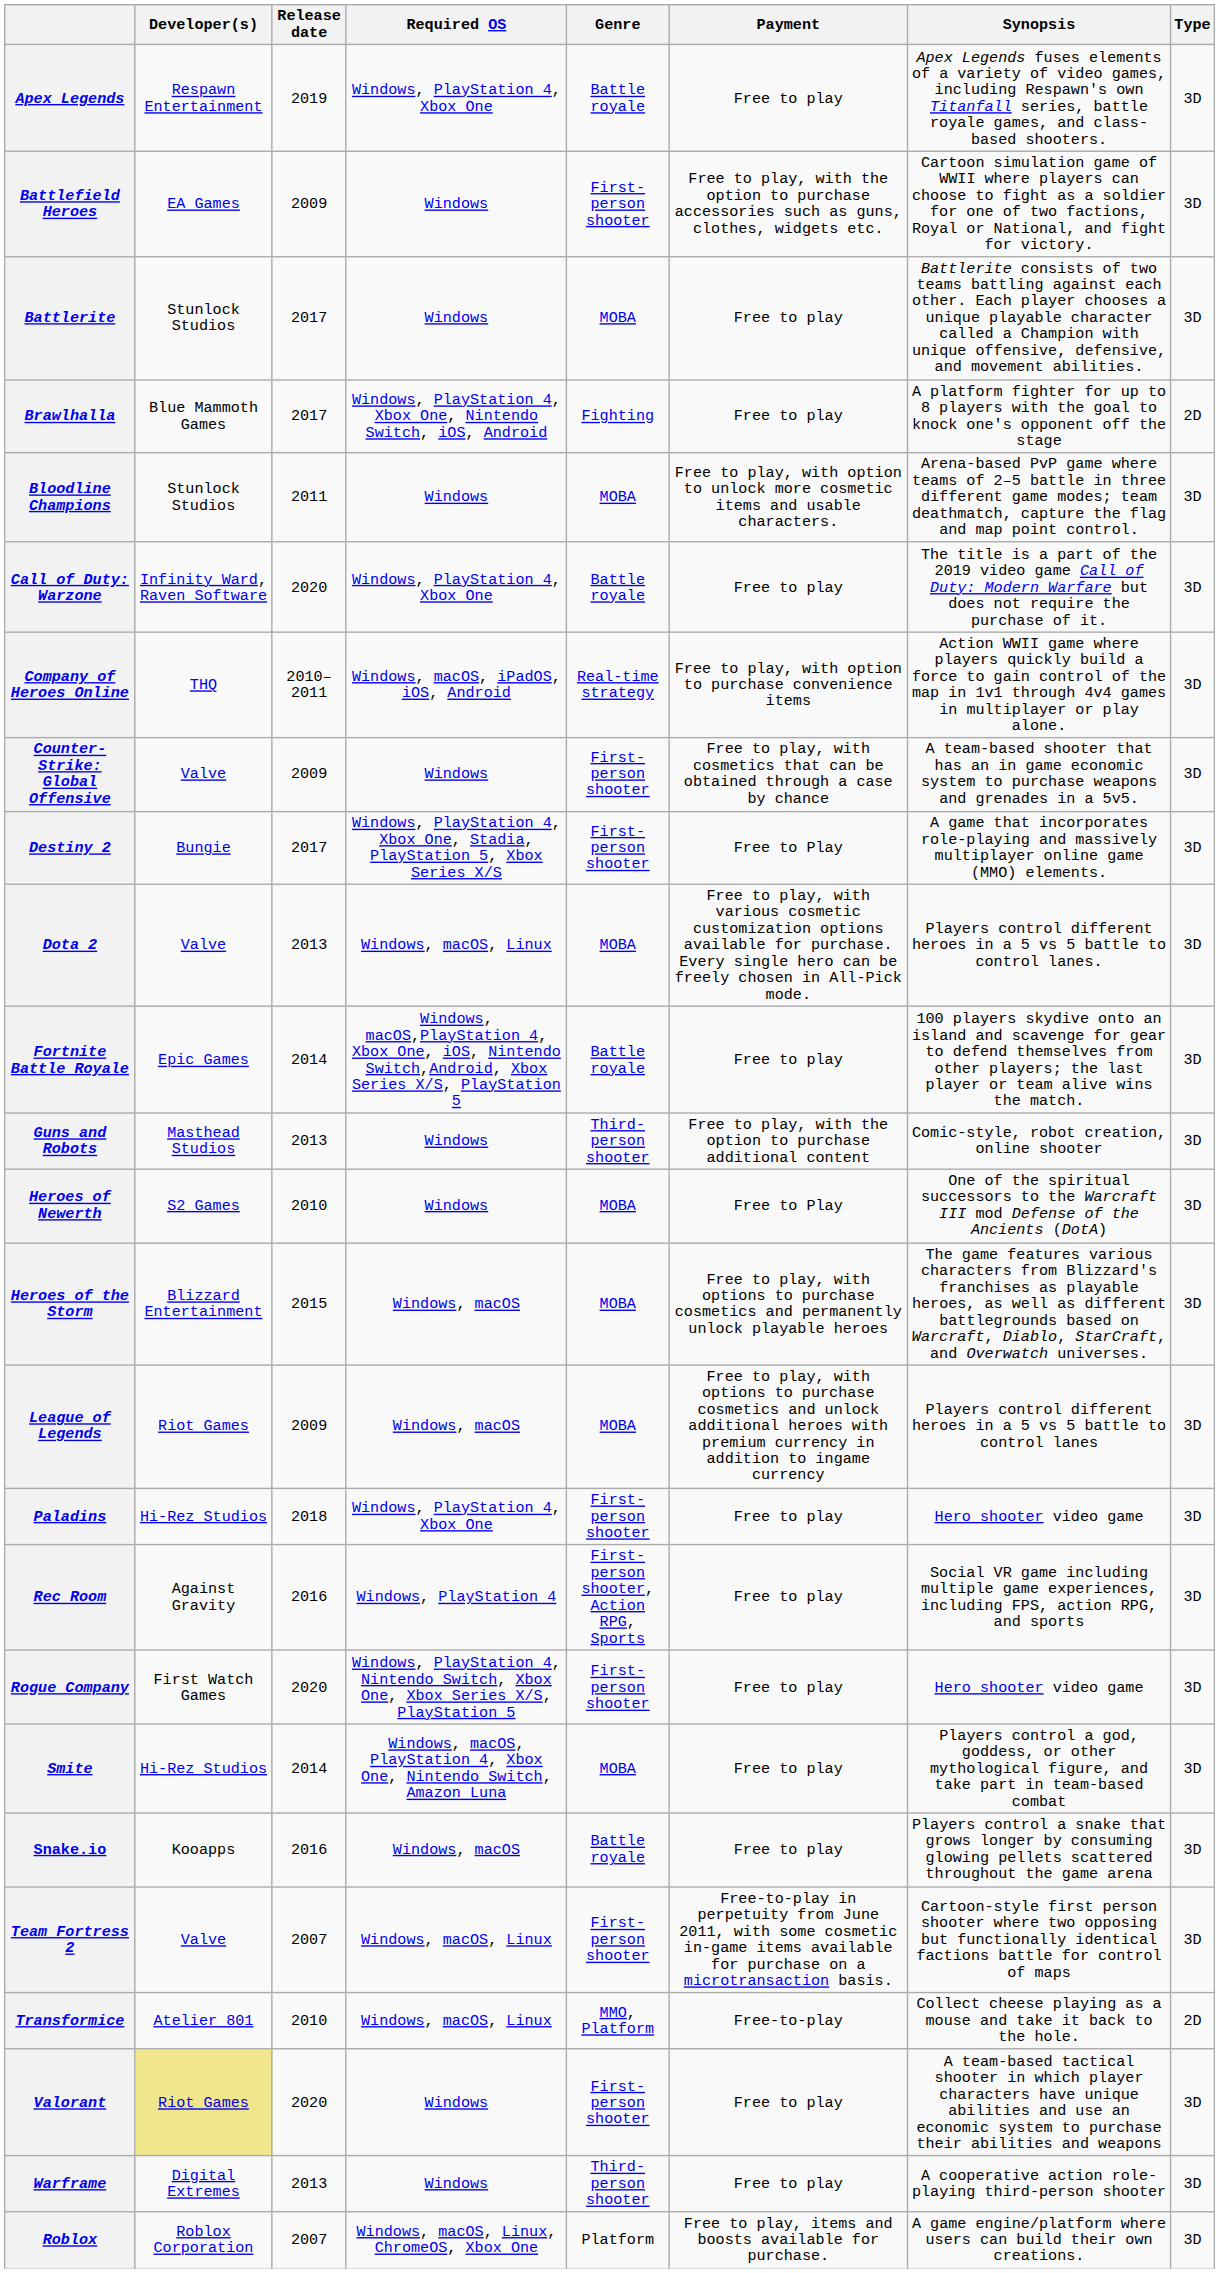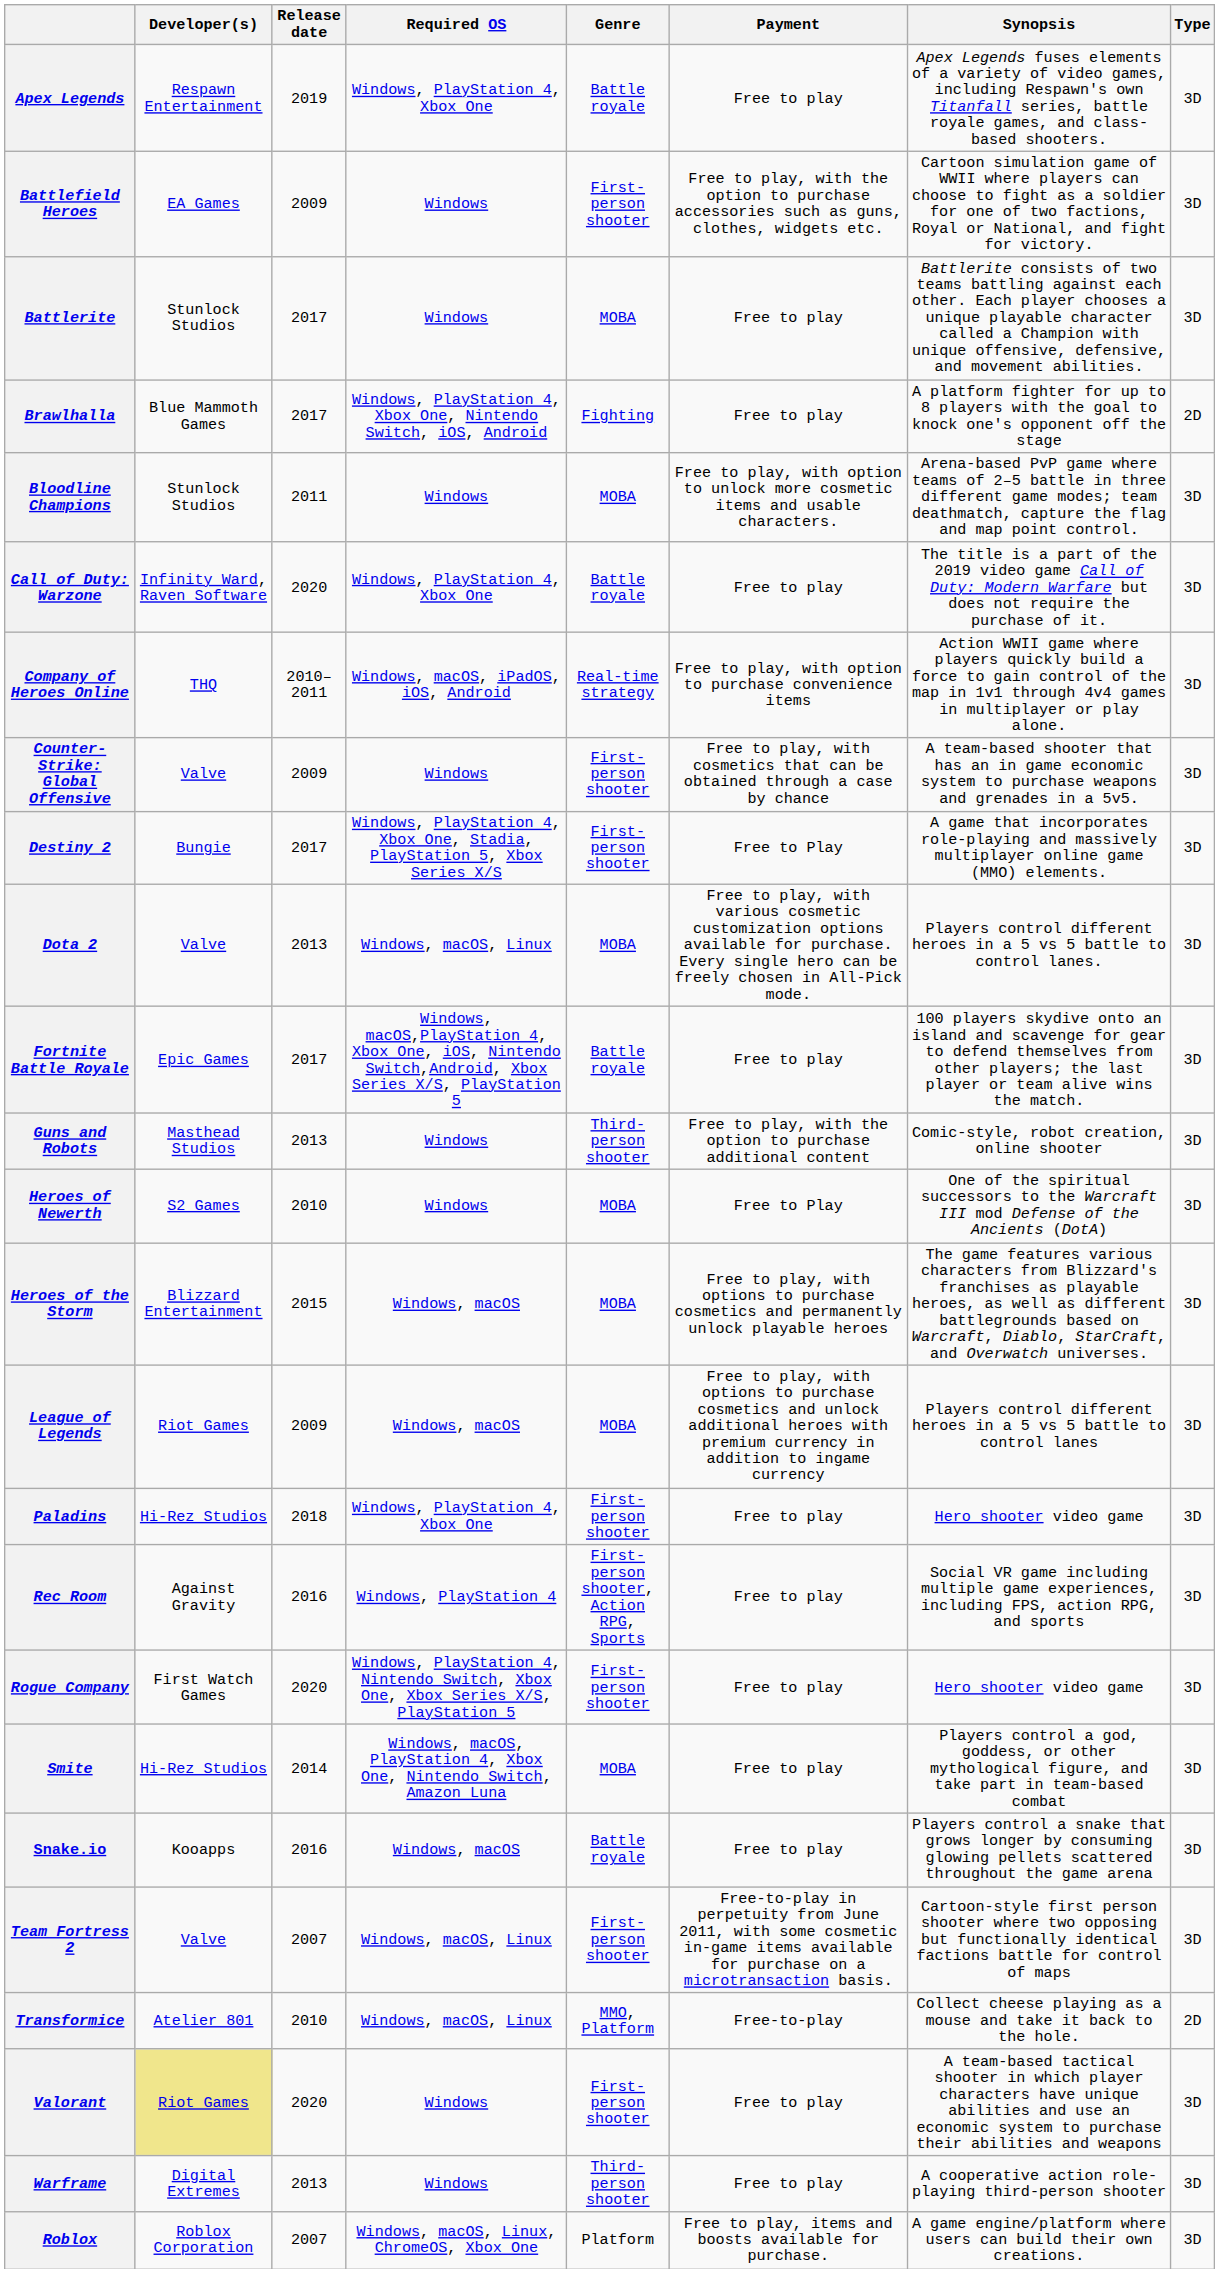(309, 1060) 2014 -> (309, 1060) 2017
